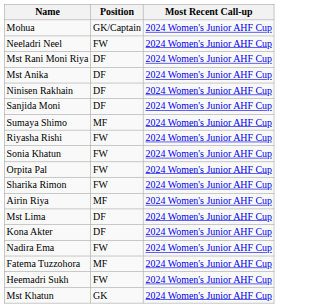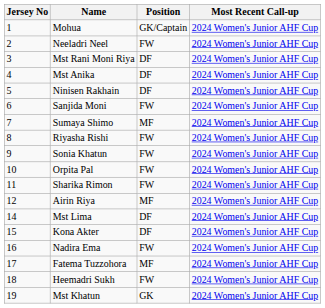+ column: (27, 12)
(99, 106) DF -> (147, 106) FW
